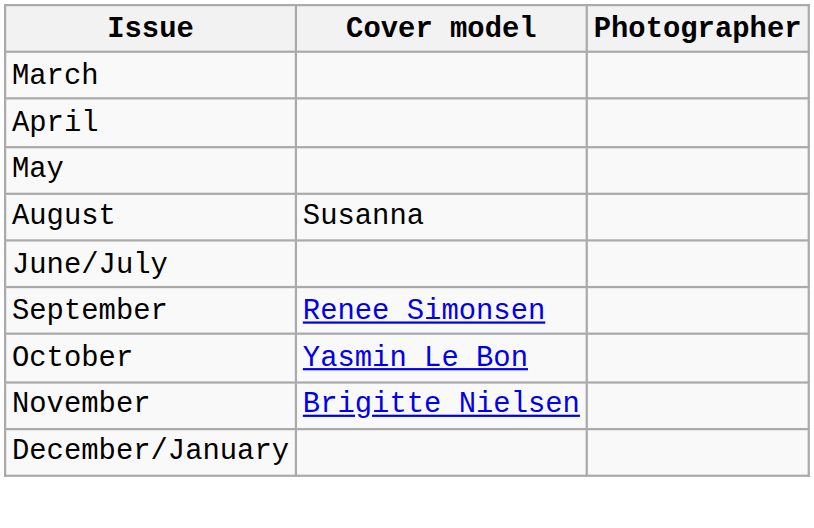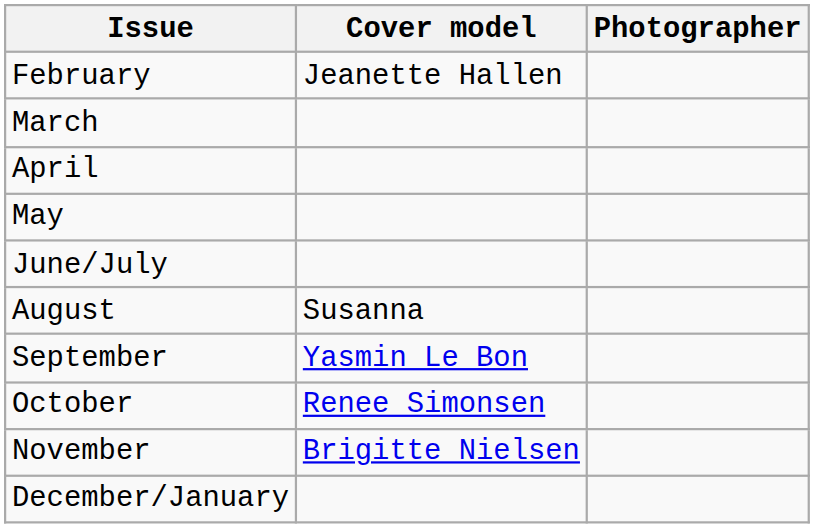+ row: (81, 76)
rows swapped: (90, 264) <-> (64, 217)
(424, 311) Renee Simonsen -> (415, 358) Yasmin Le Bon
(415, 358) Yasmin Le Bon -> (424, 405) Renee Simonsen
